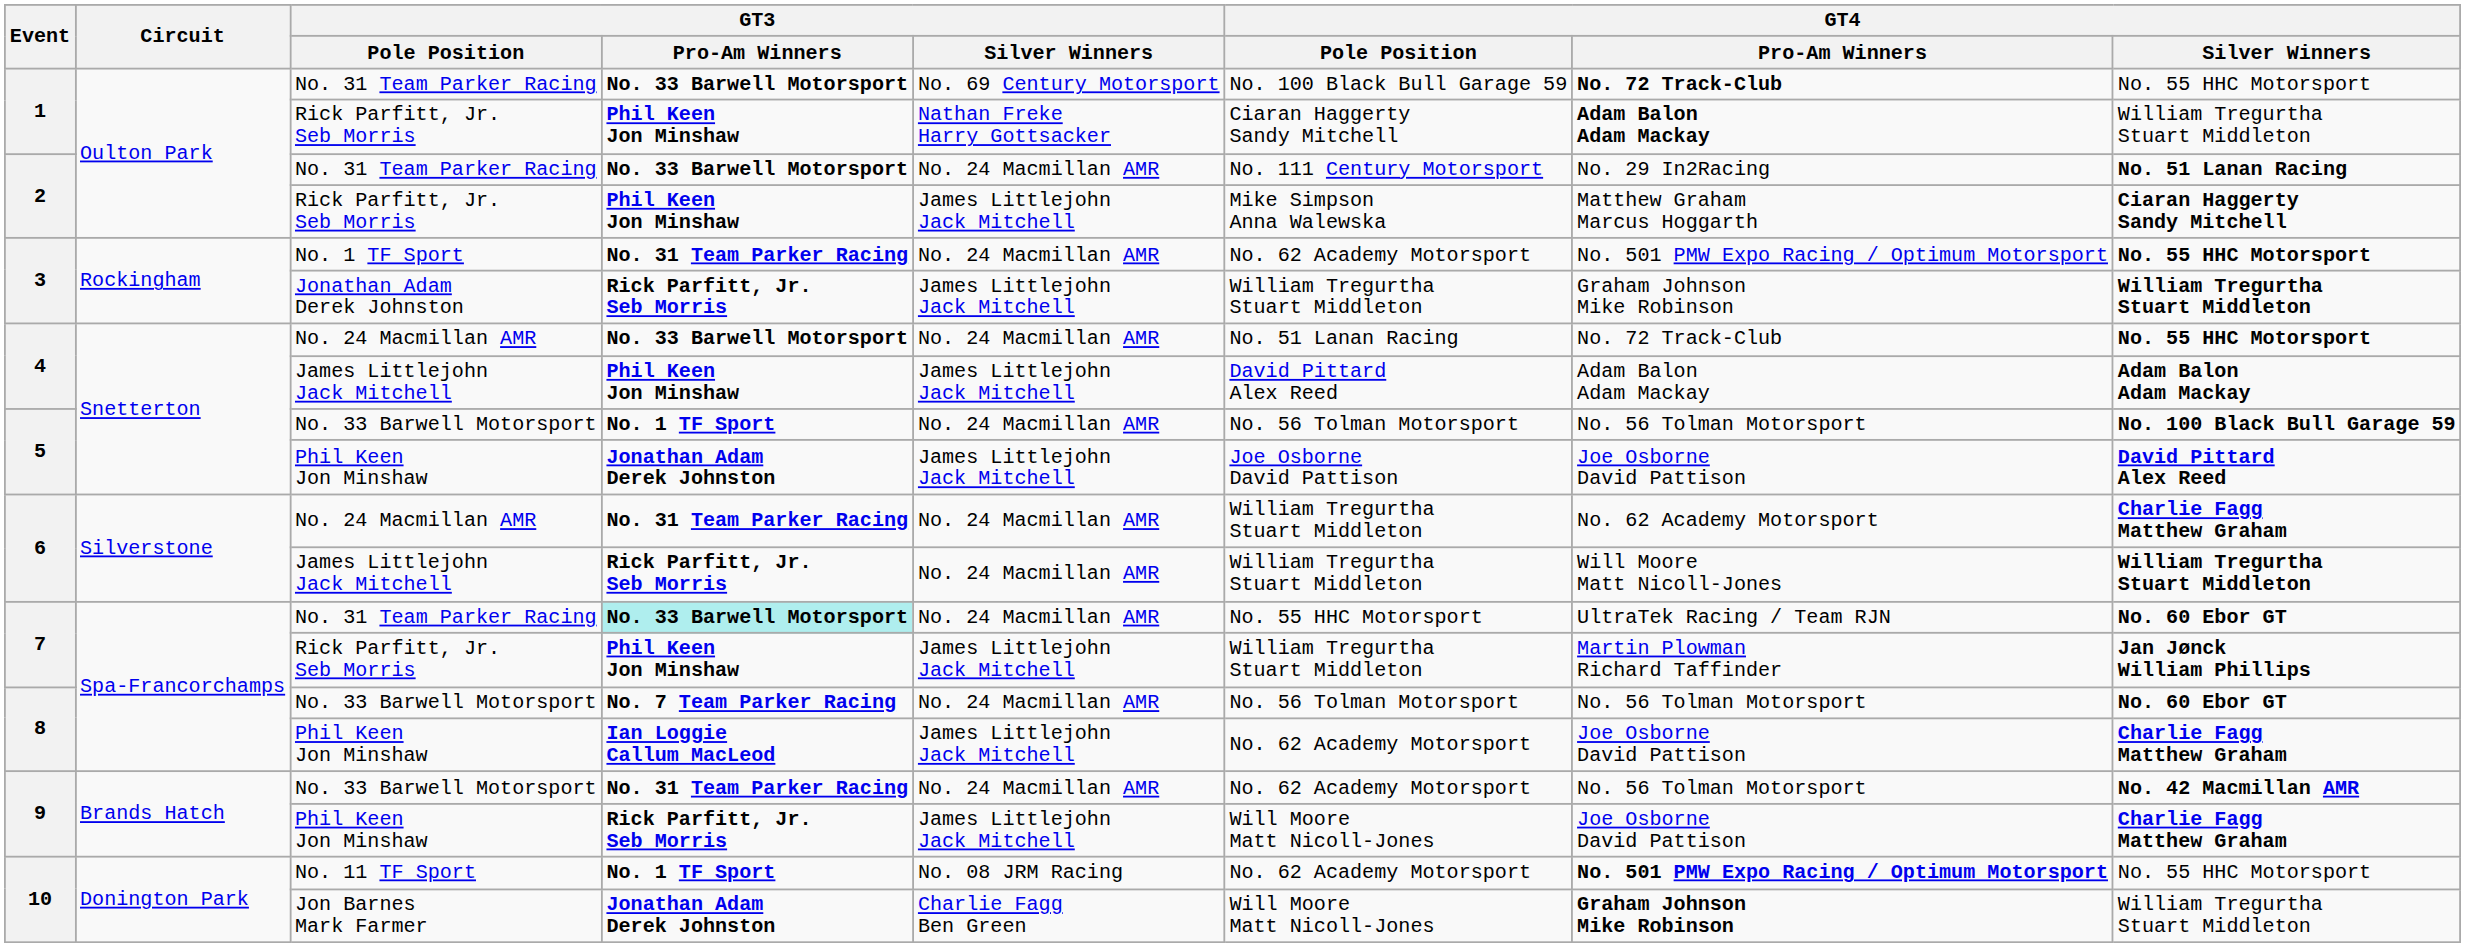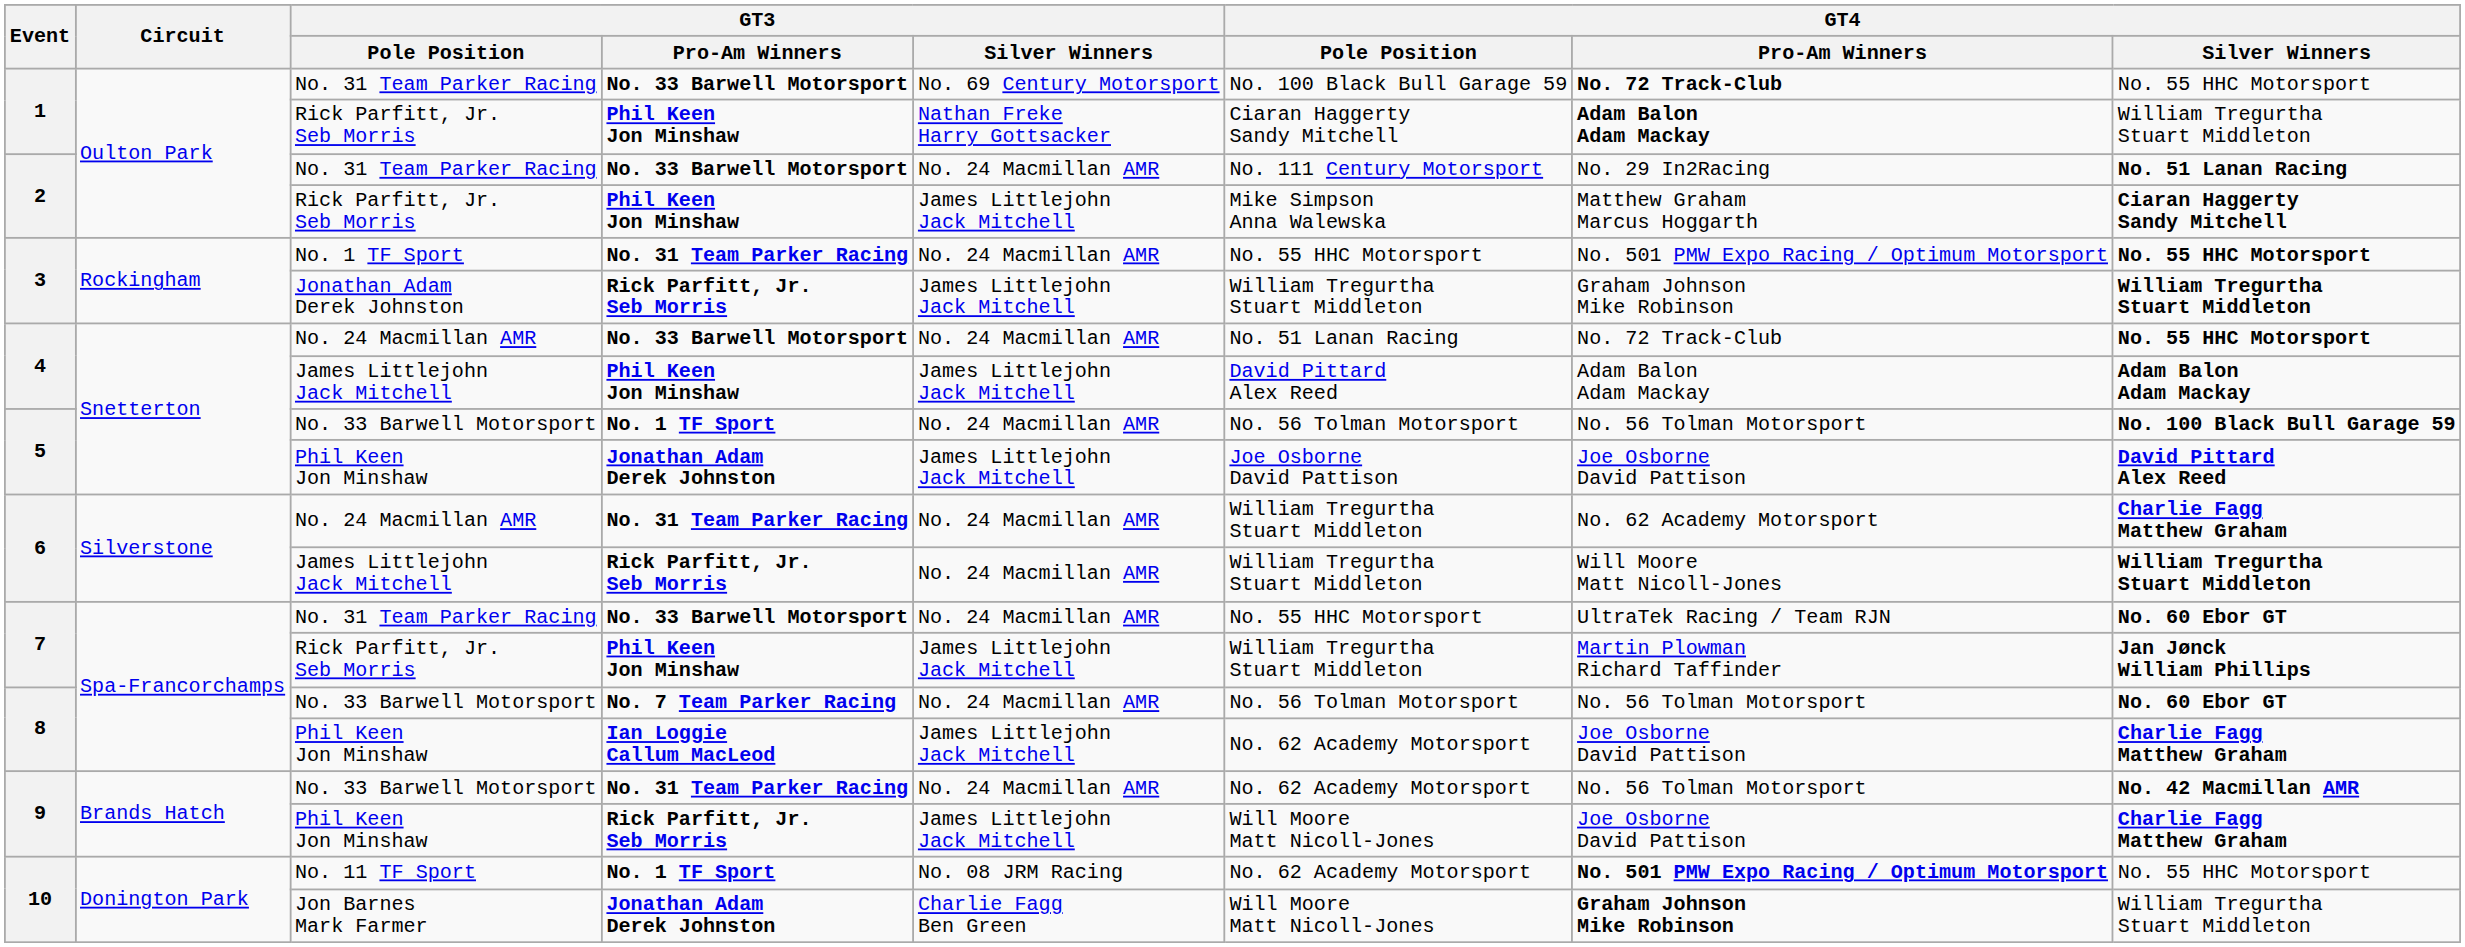(1380, 255) No. 62 Academy Motorsport -> (1356, 255) No. 55 HHC Motorsport
(757, 617) paleturquoise background -> (757, 617) no background
